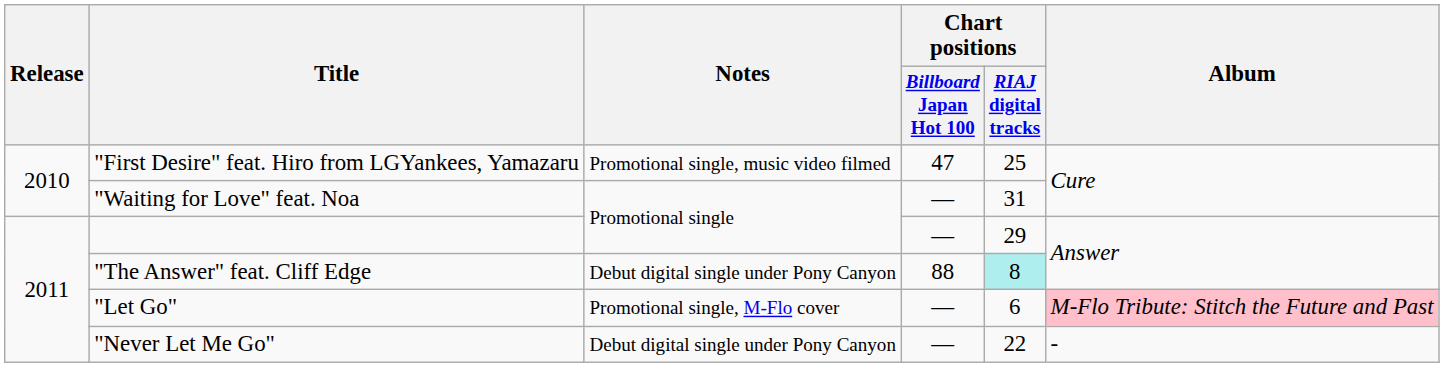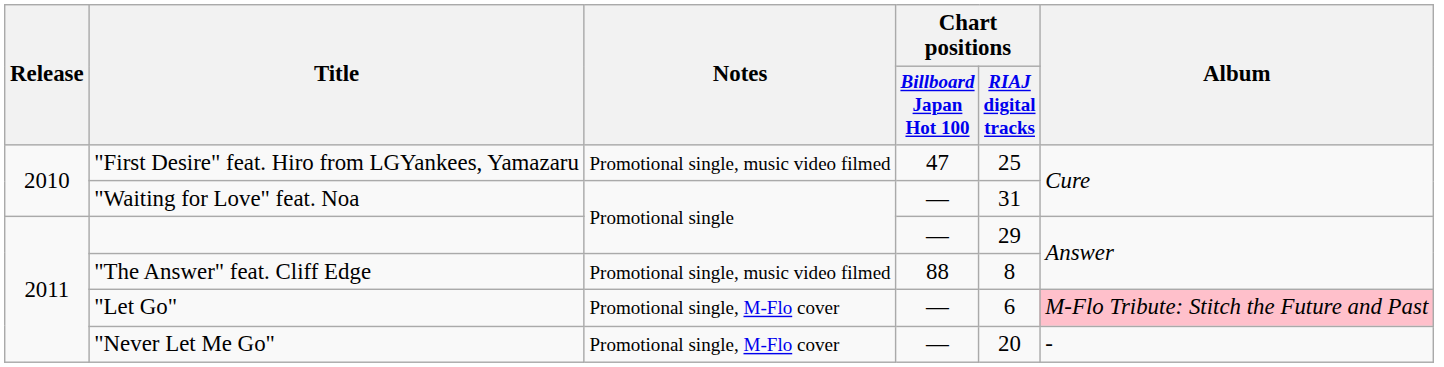(743, 272) Debut digital single under Pony Canyon -> (740, 272) Promotional single, music video filmed
(1015, 271) paleturquoise background -> (1010, 271) no background
(743, 345) Debut digital single under Pony Canyon -> (714, 345) Promotional single, M-Flo cover
(1015, 343) 22 -> (1010, 343) 20
